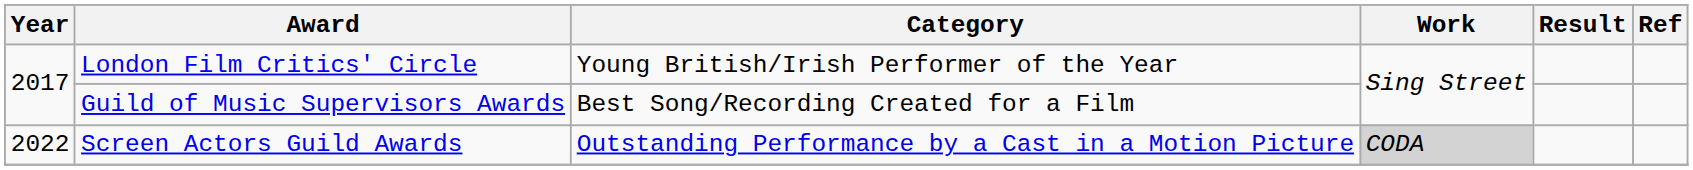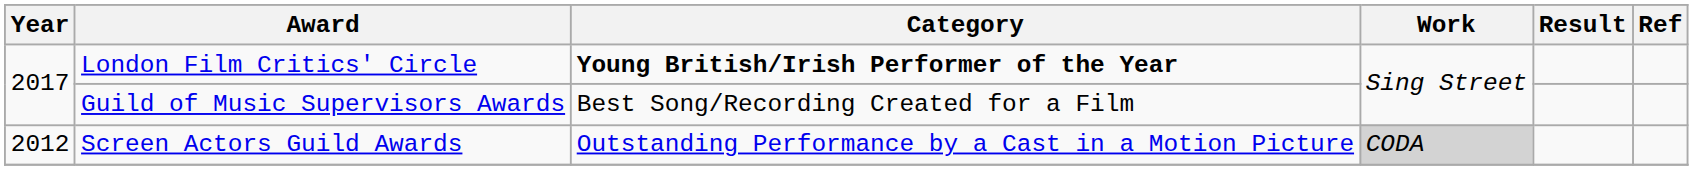(877, 65) normal -> (877, 65) bold
(40, 144) 2022 -> (40, 144) 2012
